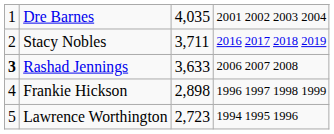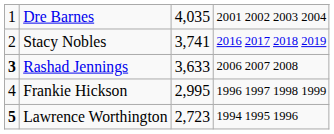(192, 41) 3,711 -> (192, 41) 3,741
(192, 91) 2,898 -> (192, 91) 2,995
(12, 116) normal -> (12, 116) bold
